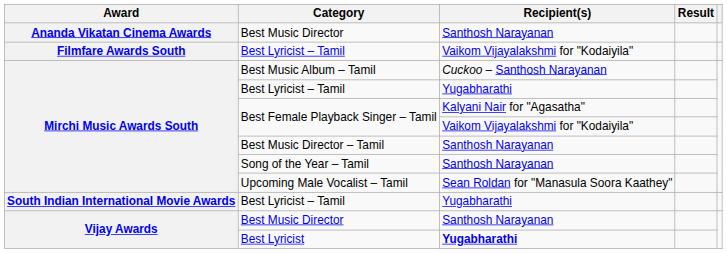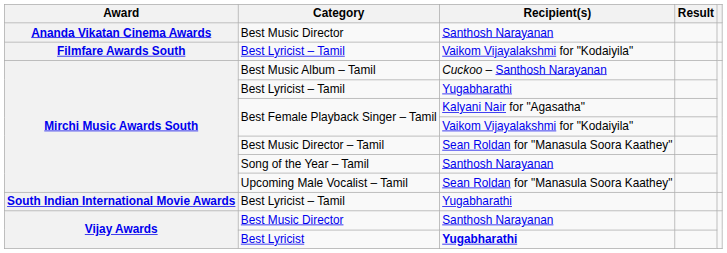(498, 145) Santhosh Narayanan -> (557, 145) Sean Roldan for "Manasula Soora Kaathey"
